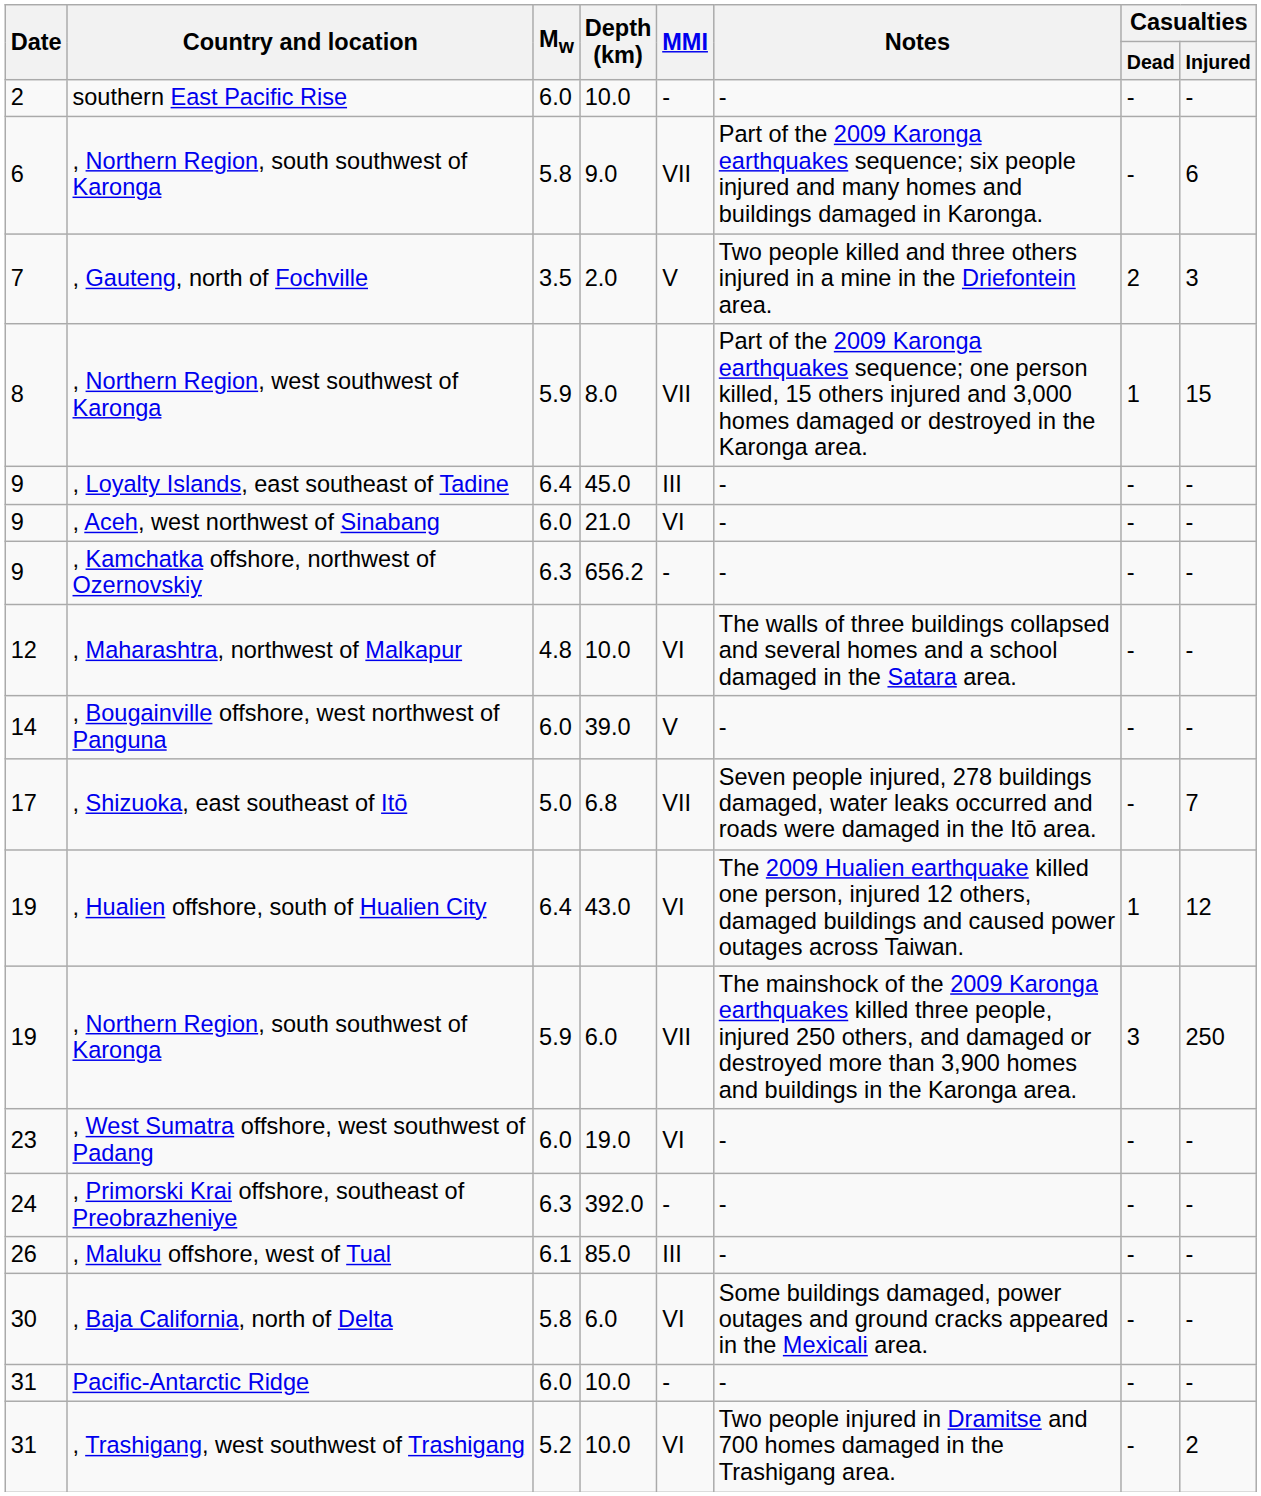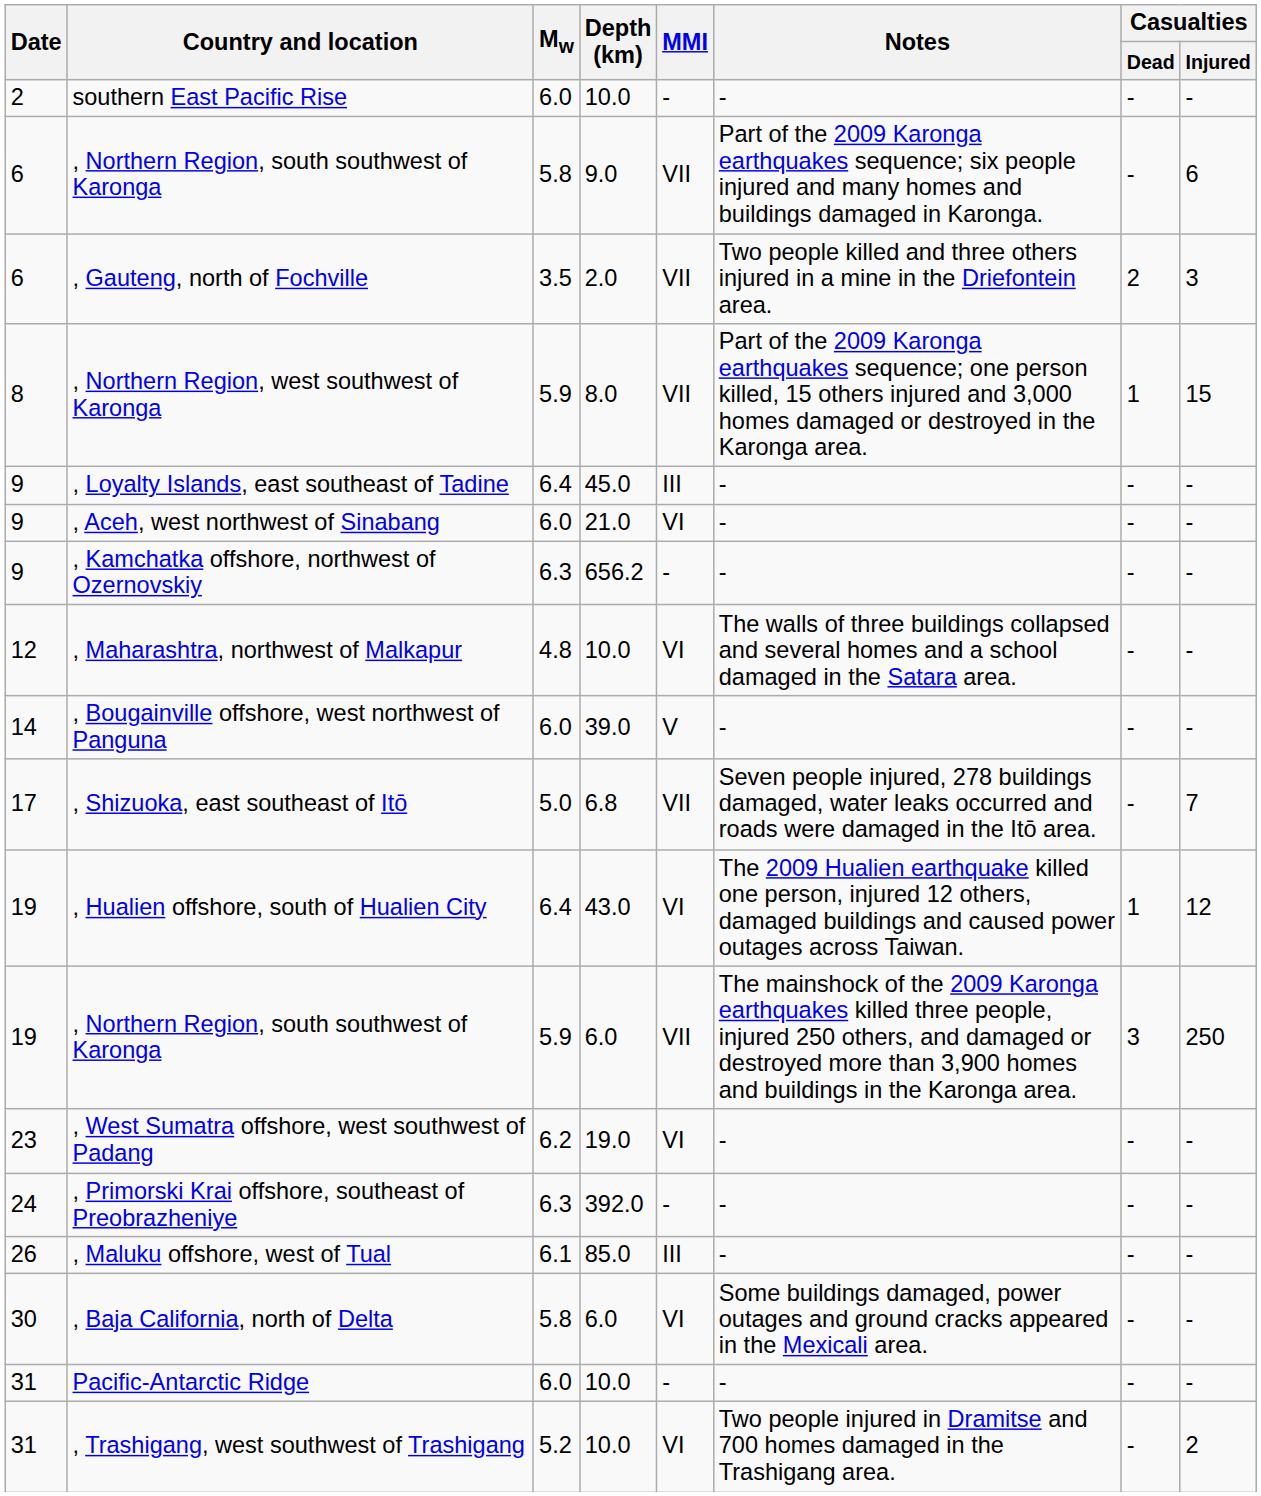(17, 278) 7 -> (17, 278) 6
(670, 278) V -> (677, 278) VII
(555, 1140) 6.0 -> (555, 1140) 6.2
